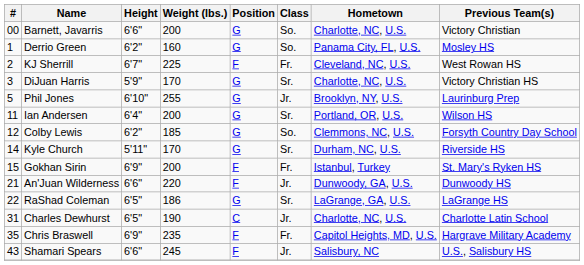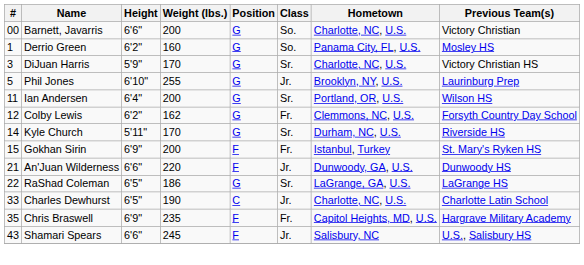- row: (49, 64)
(172, 133) 185 -> (172, 116) 162
(288, 133) So. -> (286, 116) Fr.
(13, 218) 31 -> (13, 201) 33
